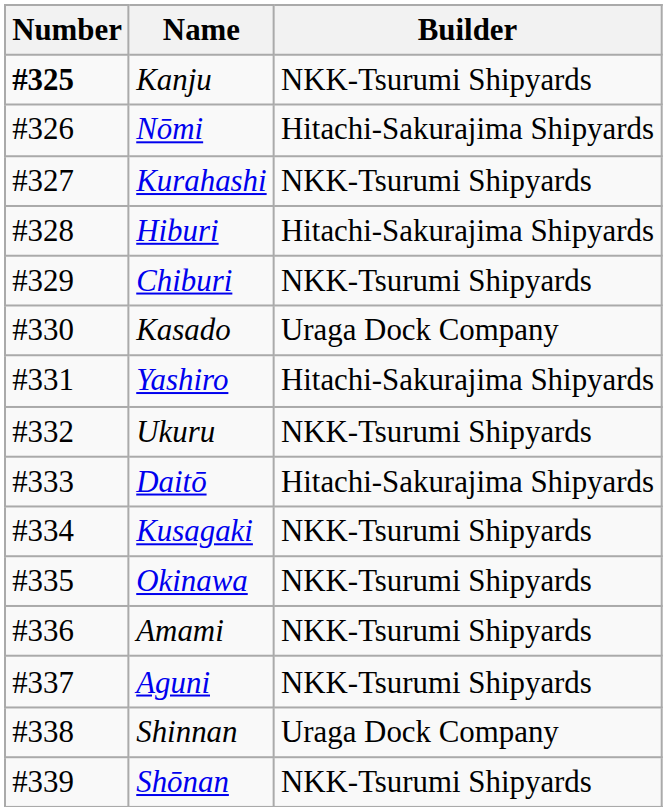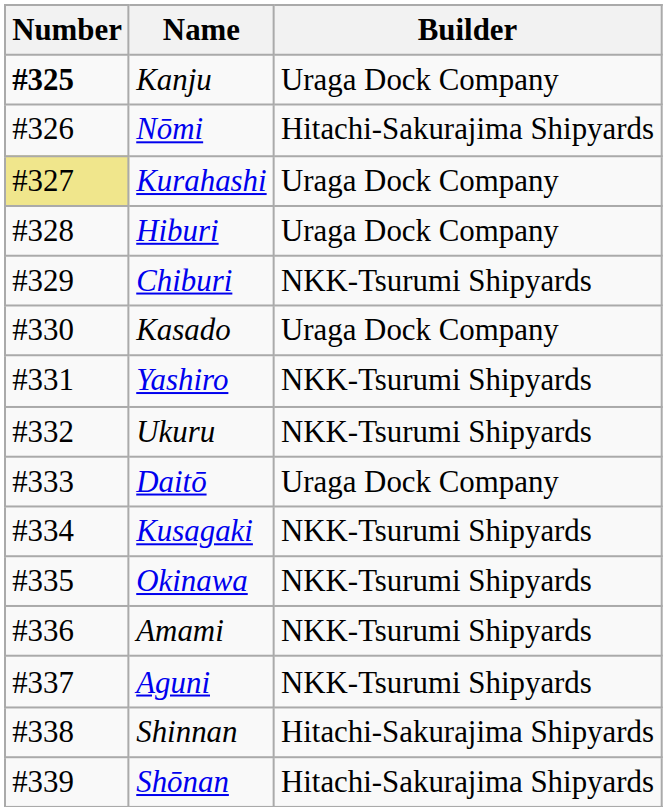(436, 79) NKK-Tsurumi Shipyards -> (420, 79) Uraga Dock Company
(43, 179) no background -> (43, 179) khaki background
(436, 179) NKK-Tsurumi Shipyards -> (420, 179) Uraga Dock Company
(467, 229) Hitachi-Sakurajima Shipyards -> (420, 229) Uraga Dock Company
(467, 379) Hitachi-Sakurajima Shipyards -> (436, 379) NKK-Tsurumi Shipyards
(467, 480) Hitachi-Sakurajima Shipyards -> (420, 480) Uraga Dock Company
(420, 730) Uraga Dock Company -> (467, 730) Hitachi-Sakurajima Shipyards
(436, 780) NKK-Tsurumi Shipyards -> (467, 780) Hitachi-Sakurajima Shipyards
